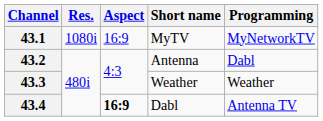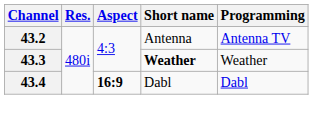- row: (33, 37)
(241, 60) Dabl -> (255, 37) Antenna TV
(174, 82) normal -> (170, 60) bold
(262, 104) Antenna TV -> (234, 82) Dabl
